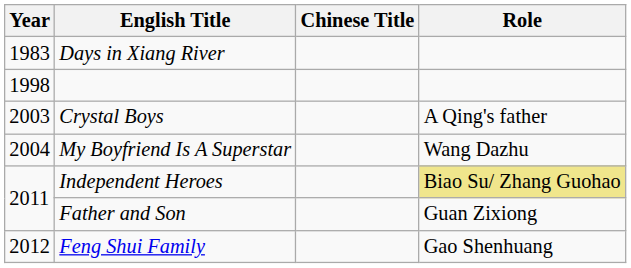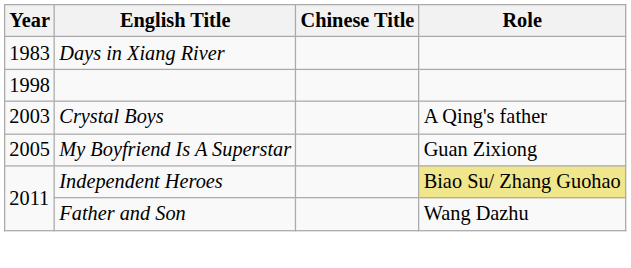(30, 149) 2004 -> (30, 149) 2005
(476, 149) Wang Dazhu -> (480, 149) Guan Zixiong
(480, 213) Guan Zixiong -> (476, 213) Wang Dazhu
- row: (132, 246)
